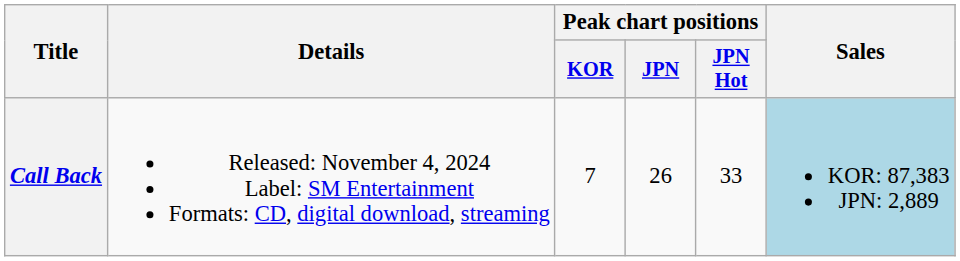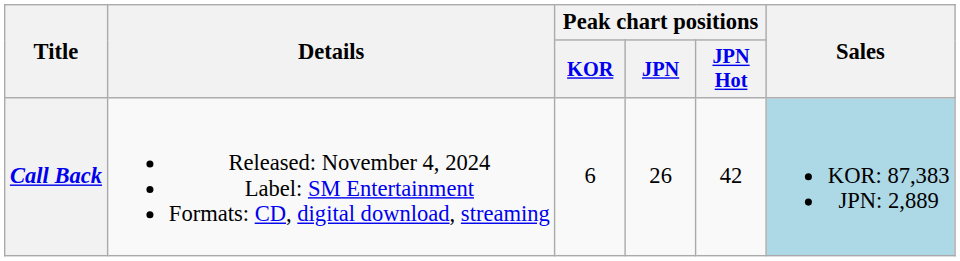(590, 176) 7 -> (590, 176) 6
(731, 176) 33 -> (731, 176) 42
